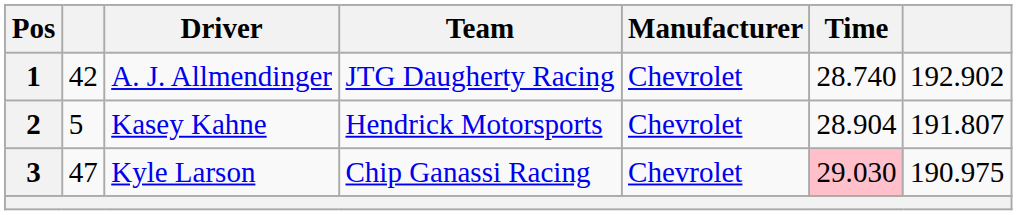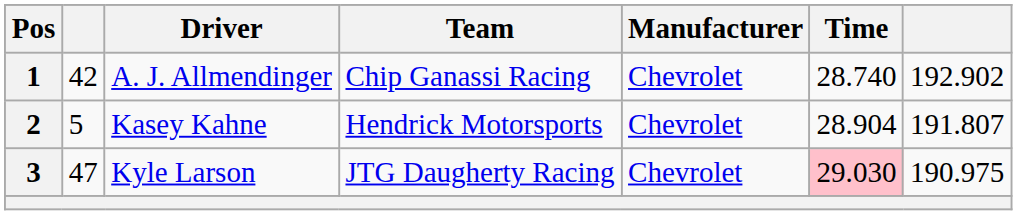(480, 76) JTG Daugherty Racing -> (468, 76) Chip Ganassi Racing
(468, 172) Chip Ganassi Racing -> (480, 172) JTG Daugherty Racing
